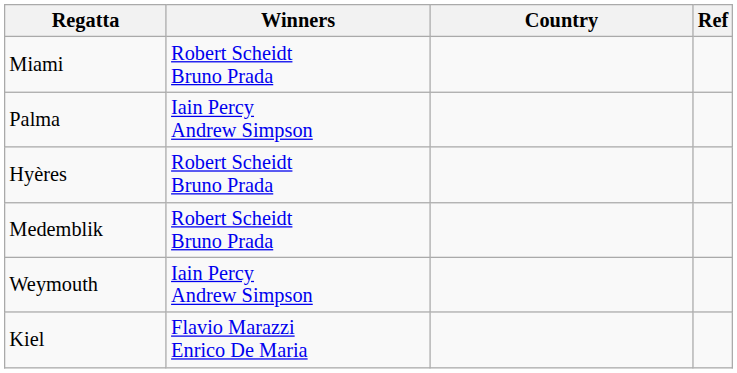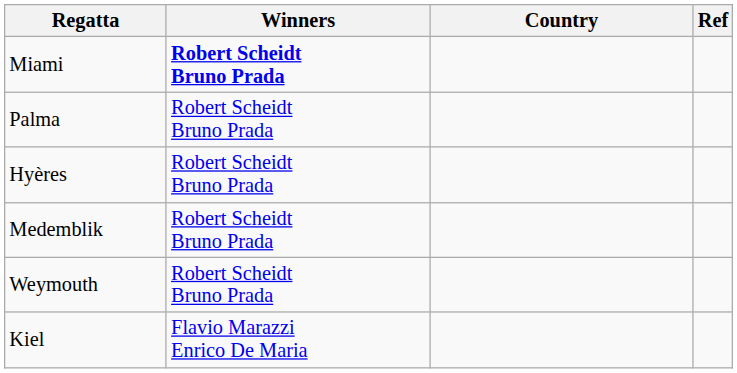(232, 64) normal -> (236, 64) bold
(242, 119) Iain Percy Andrew Simpson -> (232, 119) Robert Scheidt Bruno Prada
(242, 284) Iain Percy Andrew Simpson -> (232, 284) Robert Scheidt Bruno Prada
